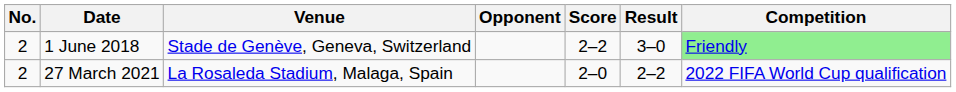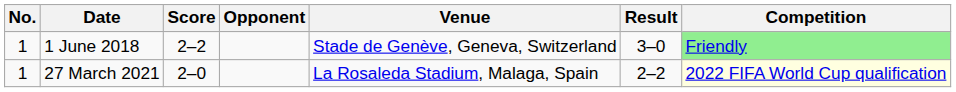columns swapped: (319, 18) <-> (593, 18)
(22, 45) 2 -> (22, 45) 1
(22, 73) 2 -> (22, 73) 1
(816, 73) no background -> (816, 73) lightyellow background
